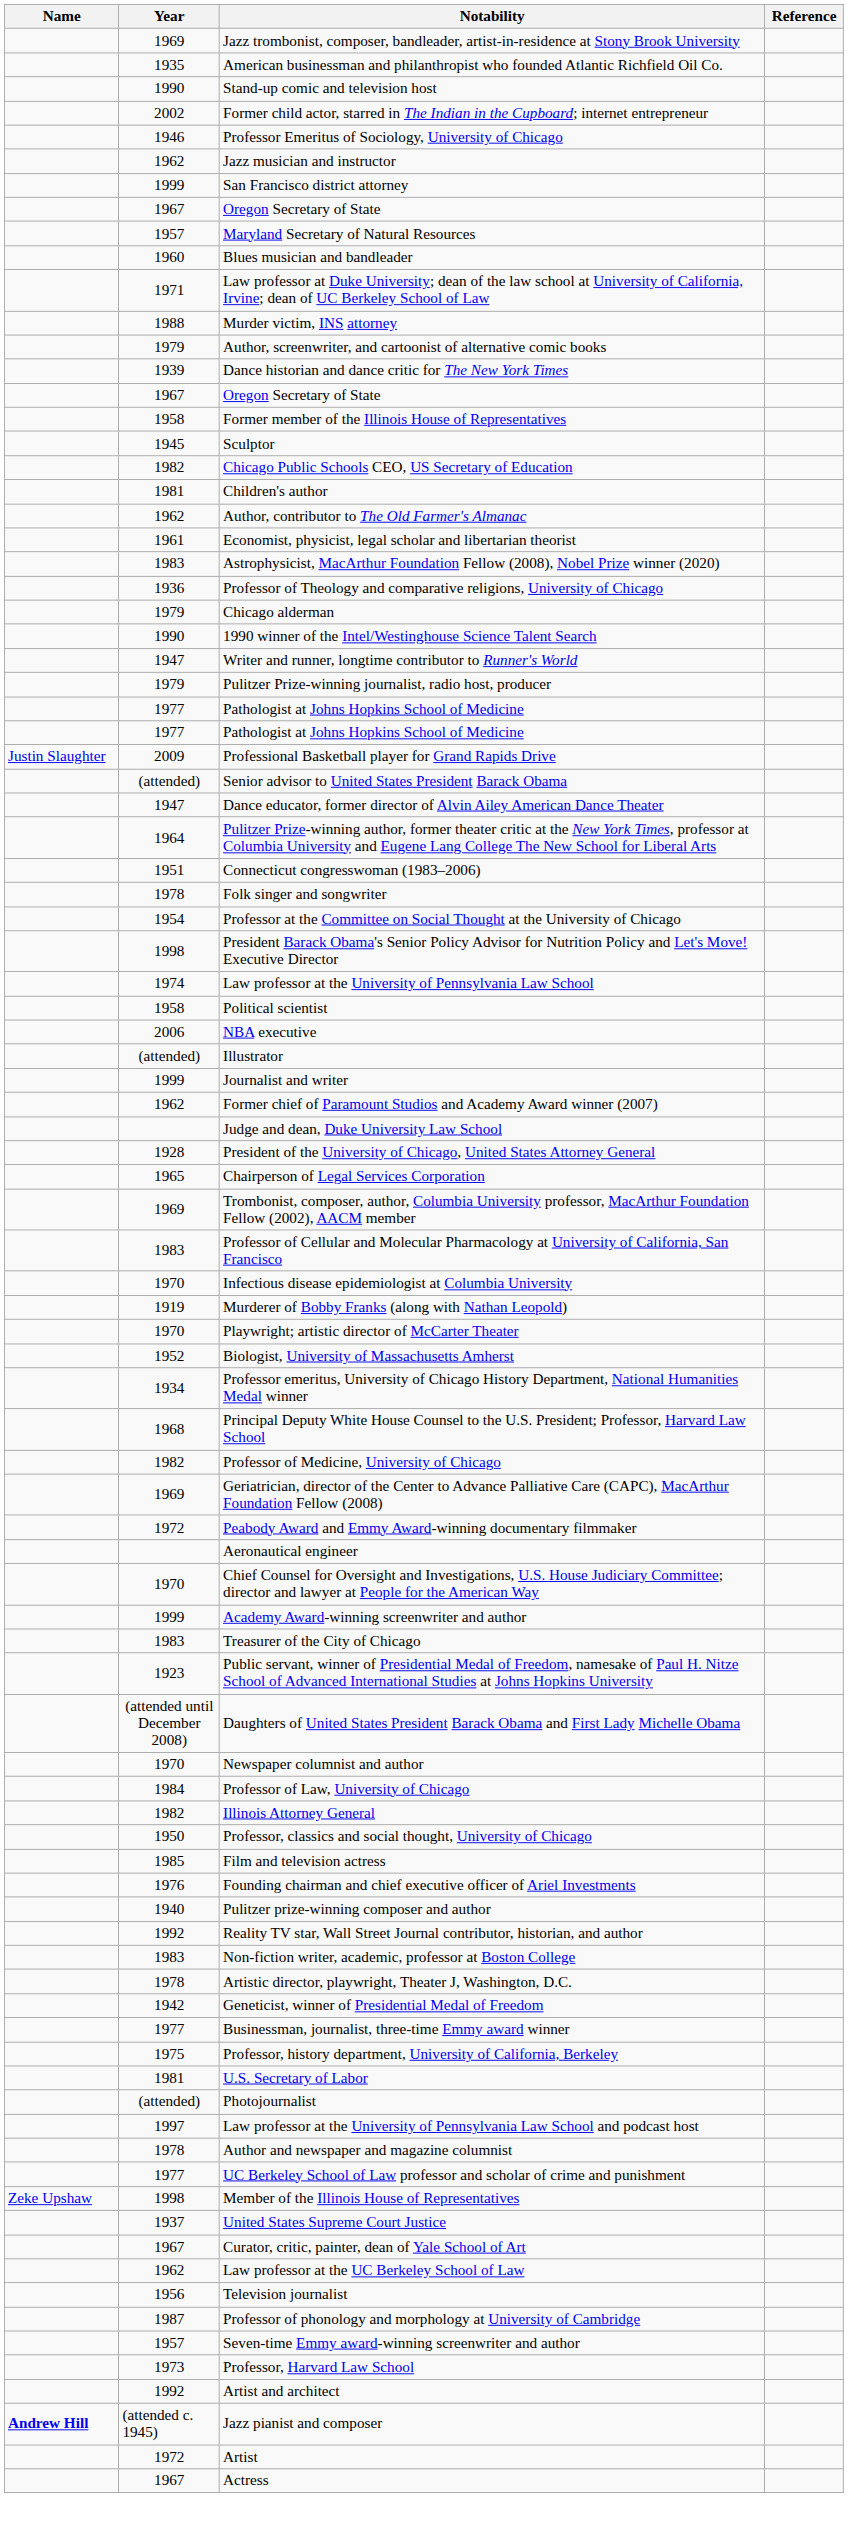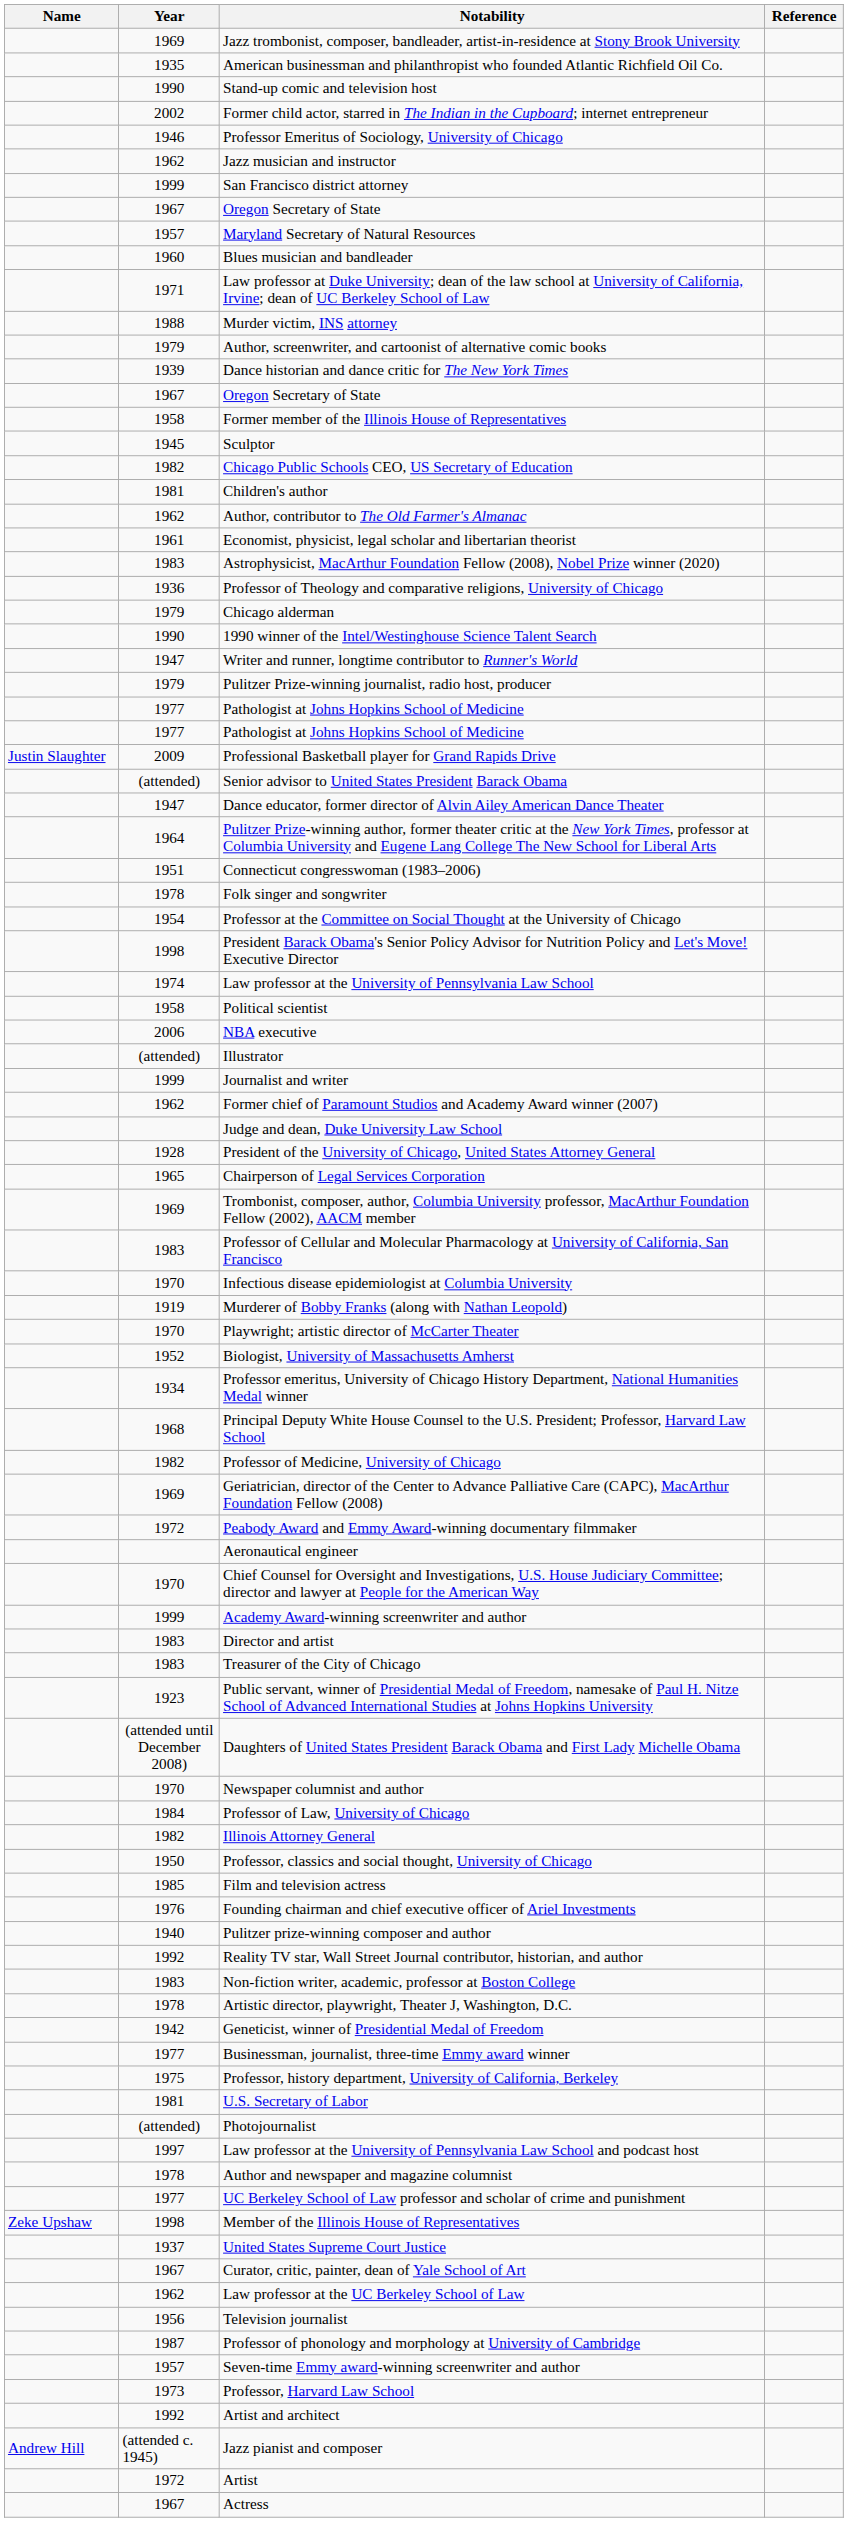+ row: (169, 1640)
(48, 2423) bold -> (46, 2448) normal
